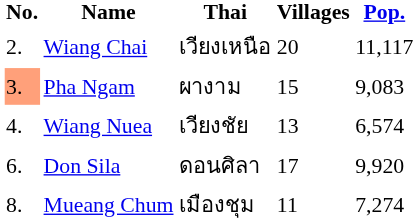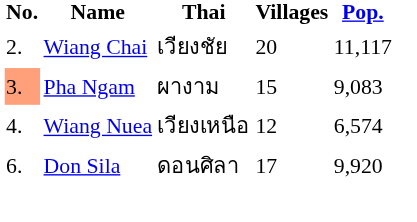(225, 47) เวียงเหนือ -> (192, 47) เวียงชัย
(214, 126) เวียงชัย -> (204, 126) เวียงเหนือ
(288, 125) 13 -> (266, 125) 12
- row: (109, 204)
